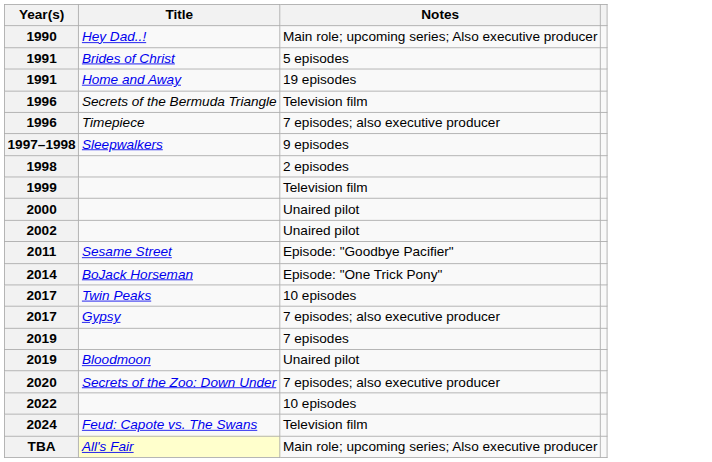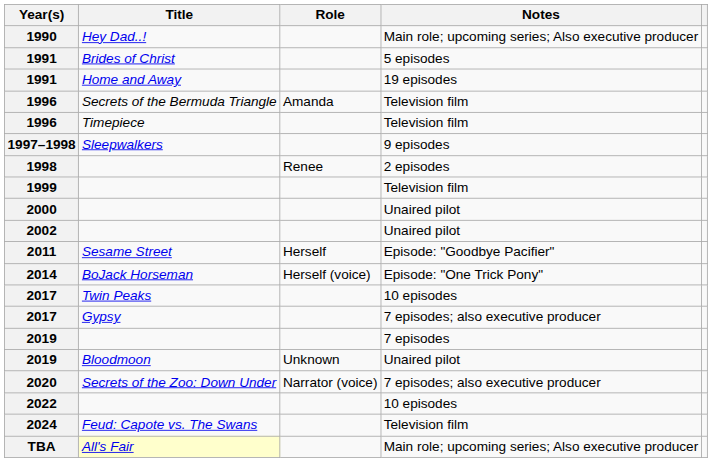+ column: (330, 15)
(391, 123) 7 episodes; also executive producer -> (426, 123) Television film
